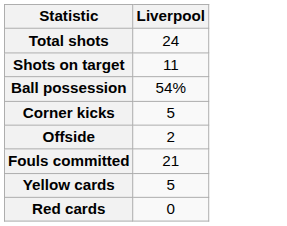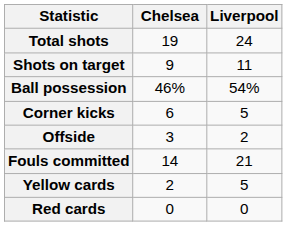+ column: (170, 16)
